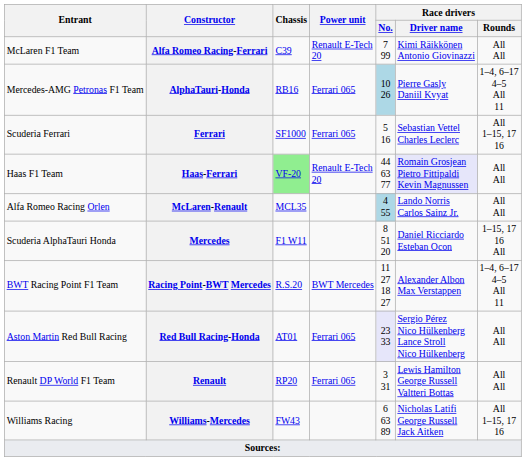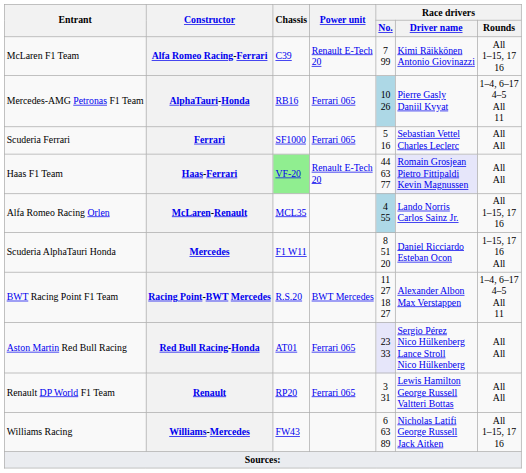(499, 50) All All -> (499, 56) All 1–15, 17 16
(499, 134) All 1–15, 17 16 -> (499, 140) All All
(499, 207) All All -> (499, 212) All 1–15, 17 16
